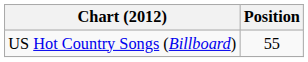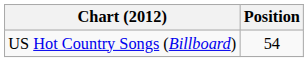(272, 43) 55 -> (272, 43) 54
